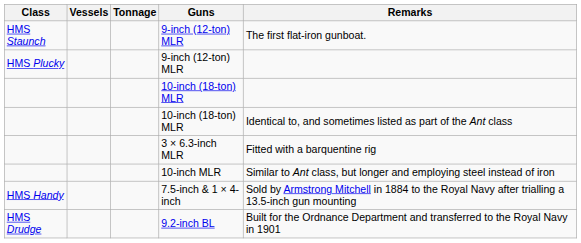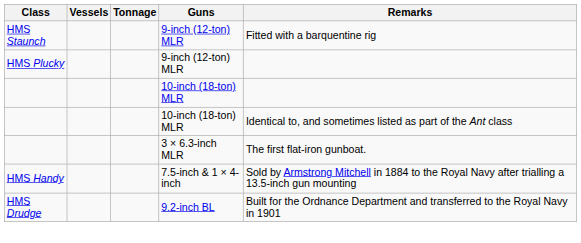(306, 35) The first flat-iron gunboat. -> (311, 35) Fitted with a barquentine rig
(311, 150) Fitted with a barquentine rig -> (306, 150) The first flat-iron gunboat.
- row: (36, 173)
